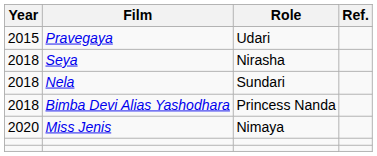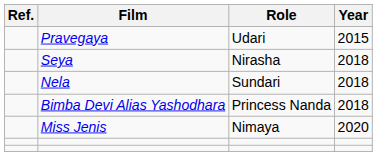columns swapped: (23, 15) <-> (356, 15)
